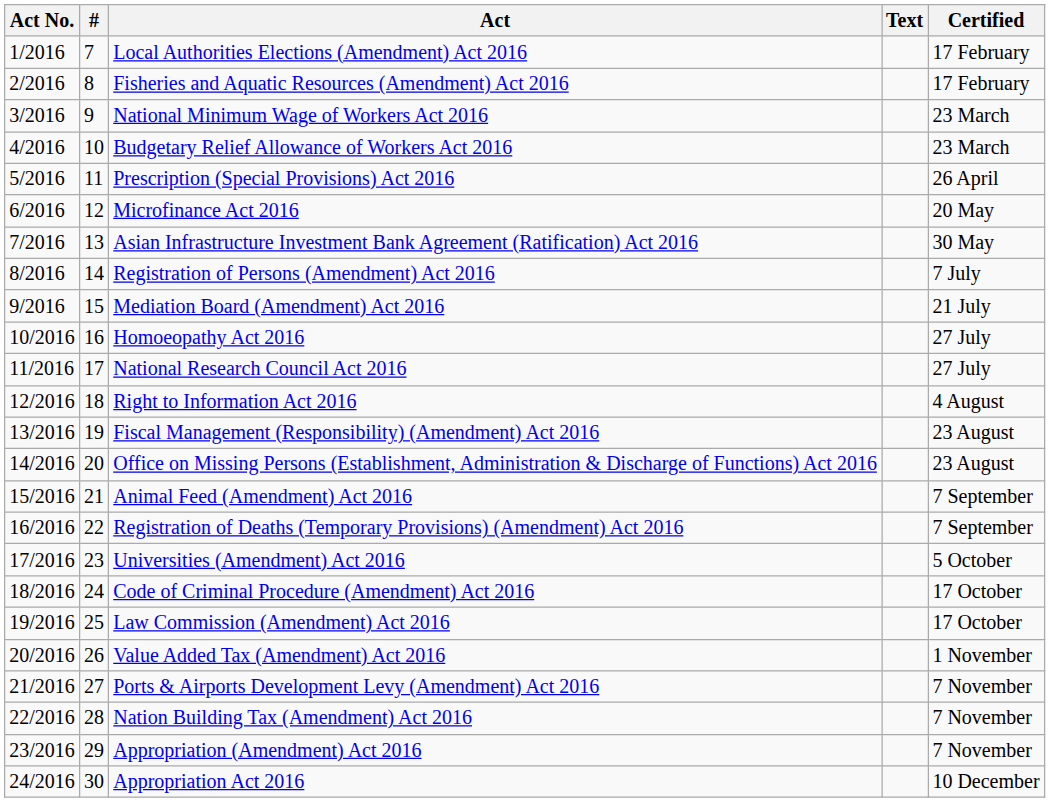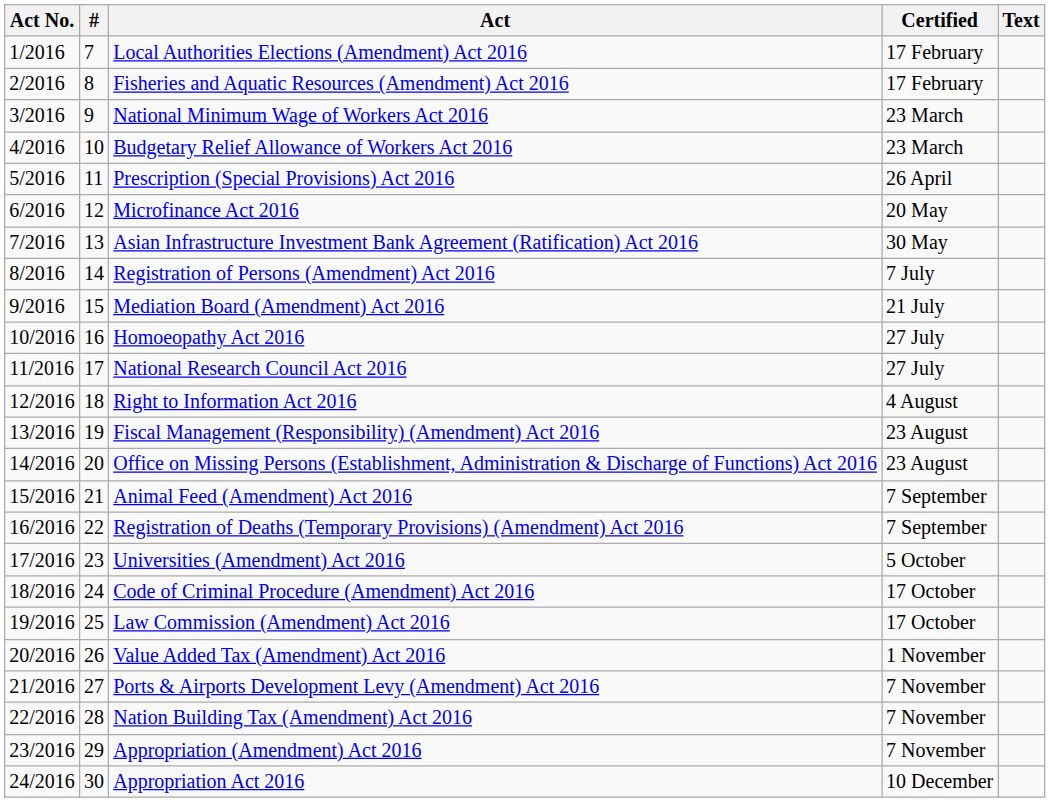columns swapped: (986, 20) <-> (905, 20)
